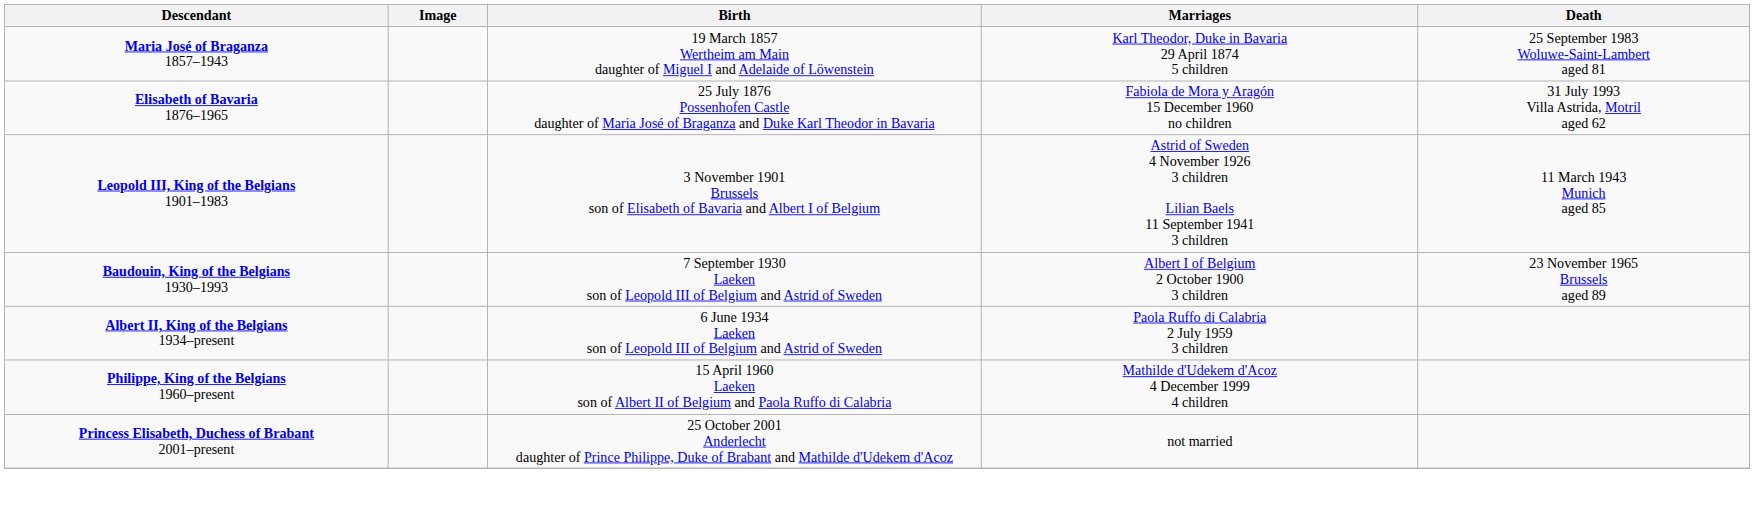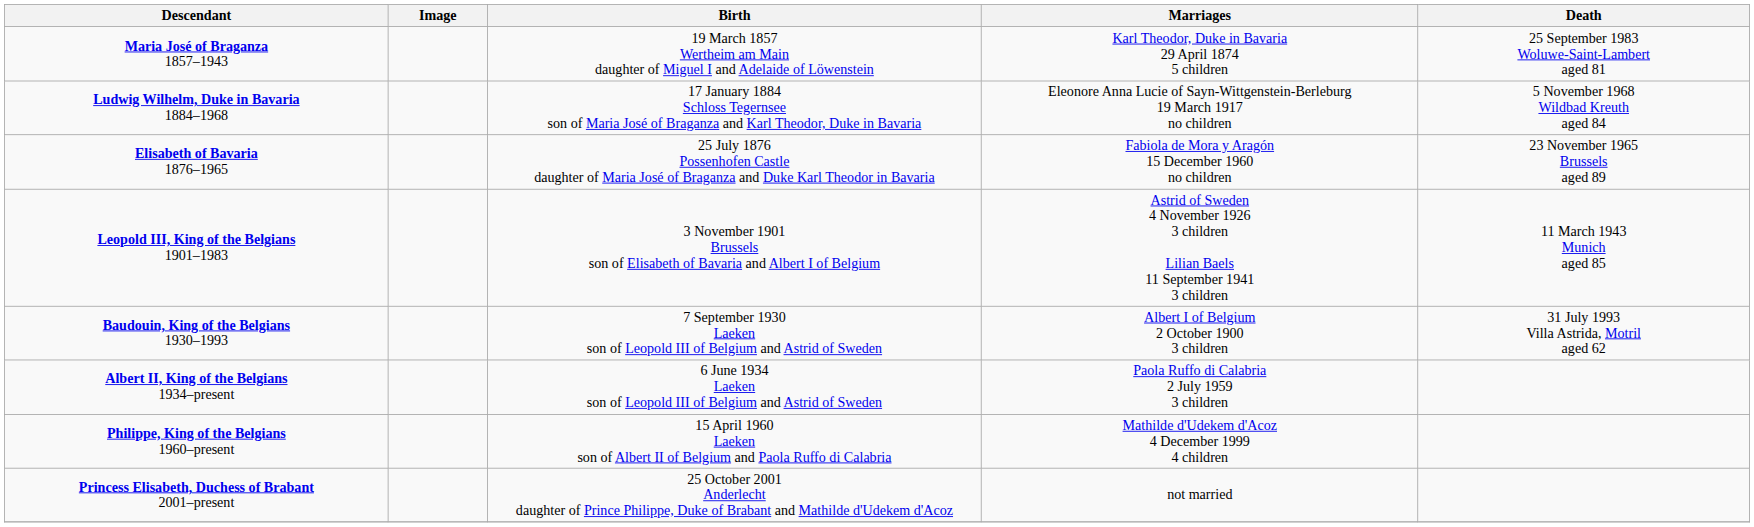+ row: (196, 107)
(1584, 107) 31 July 1993 Villa Astrida, Motril aged 62 -> (1584, 161) 23 November 1965 Brussels aged 89
(1584, 279) 23 November 1965 Brussels aged 89 -> (1584, 333) 31 July 1993 Villa Astrida, Motril aged 62
